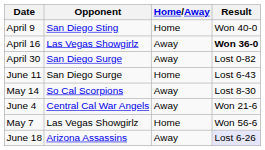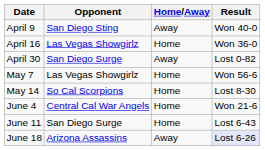(167, 28) Home -> (166, 28) Away
(166, 43) Away -> (167, 43) Home
(236, 43) bold -> (236, 43) normal
rows swapped: (20, 122) <-> (24, 75)
(166, 91) Away -> (167, 91) Home
(166, 106) Away -> (167, 106) Home
